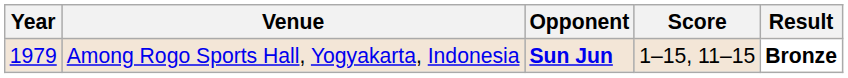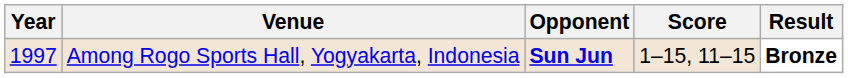(33, 55) 1979 -> (33, 55) 1997
